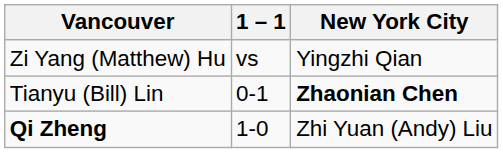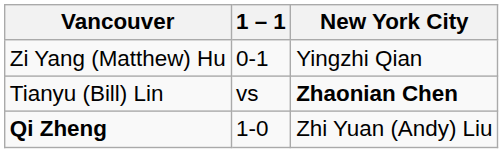(247, 57) vs -> (252, 57) 0-1
(252, 93) 0-1 -> (247, 93) vs
